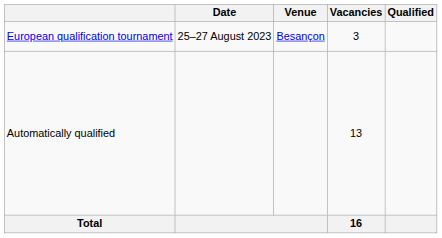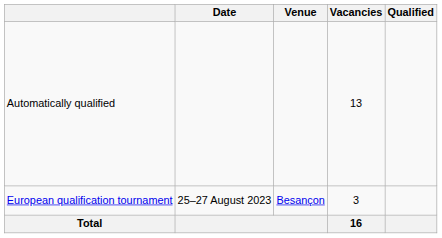rows swapped: (61, 133) <-> (90, 36)
